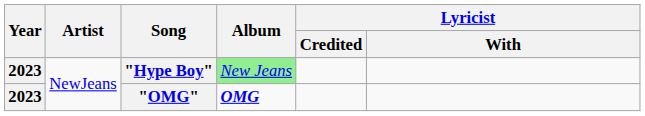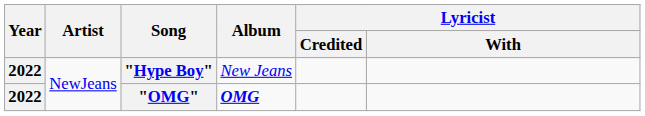(25, 70) 2023 -> (25, 70) 2022
(256, 70) lightgreen background -> (256, 70) no background
(25, 96) 2023 -> (25, 96) 2022
